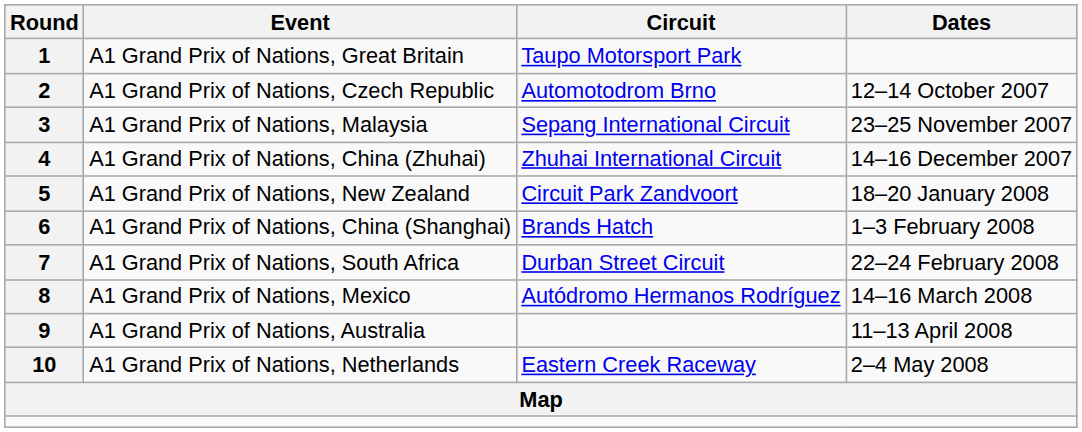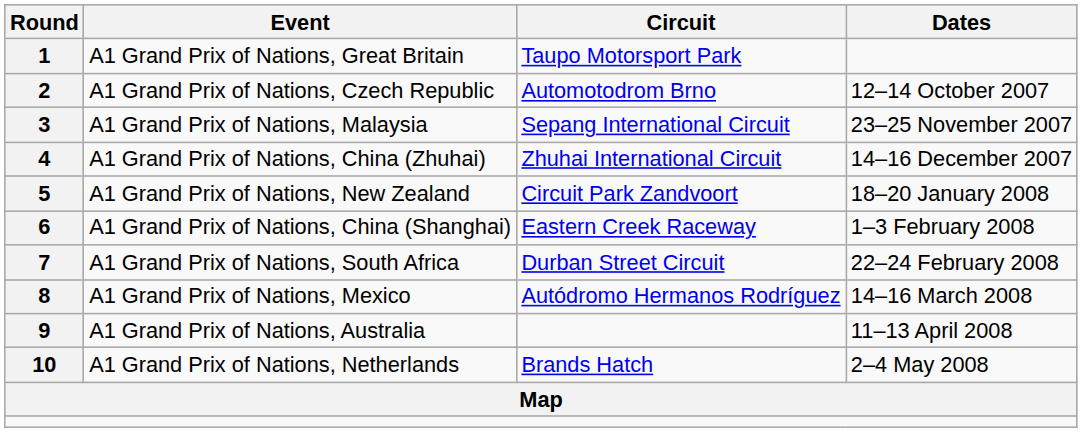(587, 227) Brands Hatch -> (639, 227) Eastern Creek Raceway
(639, 365) Eastern Creek Raceway -> (587, 365) Brands Hatch
